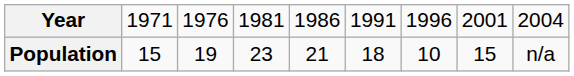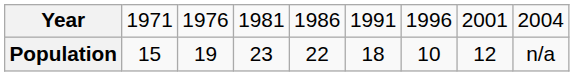(317, 53) 21 -> (317, 53) 22
(485, 53) 15 -> (485, 53) 12
